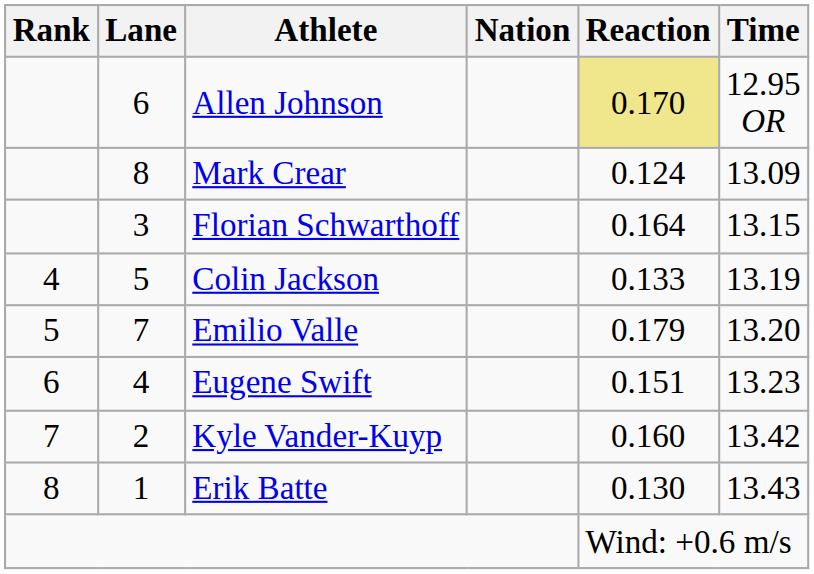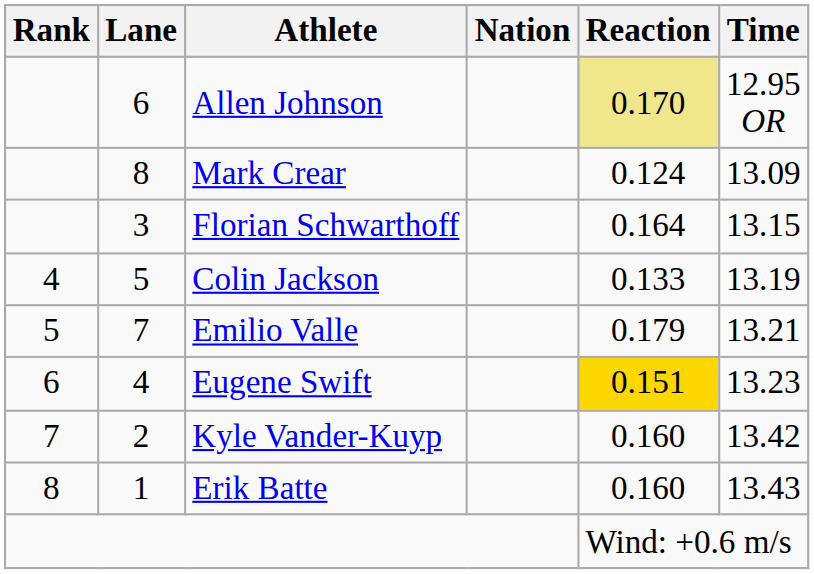(763, 330) 13.20 -> (763, 330) 13.21
(648, 383) no background -> (648, 383) gold background
(648, 488) 0.130 -> (648, 488) 0.160
